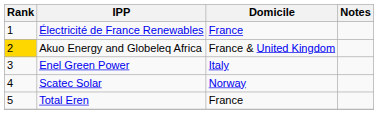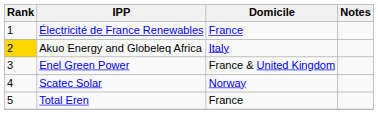(272, 48) France & United Kingdom -> (219, 48) Italy
(219, 65) Italy -> (272, 65) France & United Kingdom
